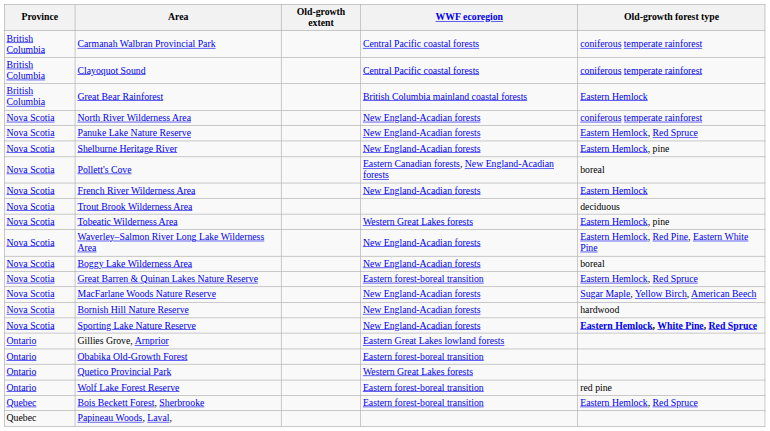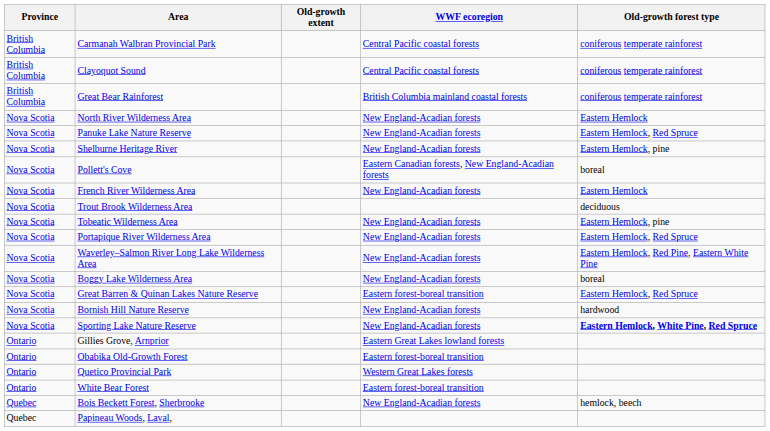(614, 97) Eastern Hemlock -> (641, 97) coniferous temperate rainforest
(641, 118) coniferous temperate rainforest -> (614, 118) Eastern Hemlock
(418, 221) Western Great Lakes forests -> (422, 221) New England-Acadian forests
+ row: (144, 237)
- row: (147, 294)
+ row: (113, 387)
- row: (128, 387)
(423, 403) Eastern forest-boreal transition -> (422, 403) New England-Acadian forests
(639, 403) Eastern Hemlock, Red Spruce -> (611, 403) hemlock, beech
